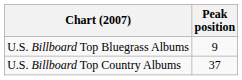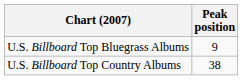(215, 65) 37 -> (215, 65) 38
